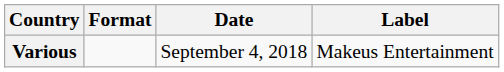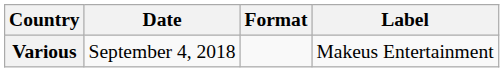columns swapped: (234, 19) <-> (120, 19)
